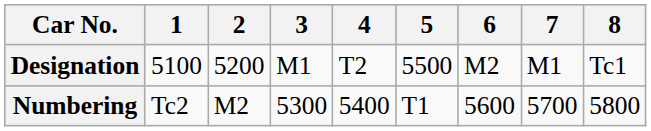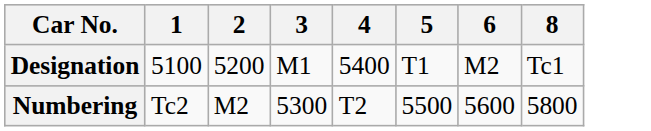- column: (552, 24)
(353, 65) T2 -> (364, 65) 5400
(427, 65) 5500 -> (416, 65) T1
(364, 105) 5400 -> (353, 105) T2
(416, 105) T1 -> (427, 105) 5500
